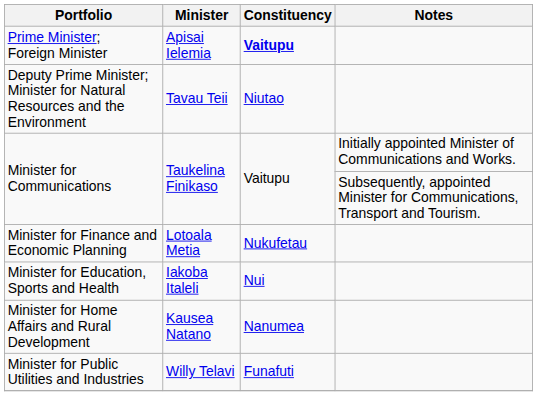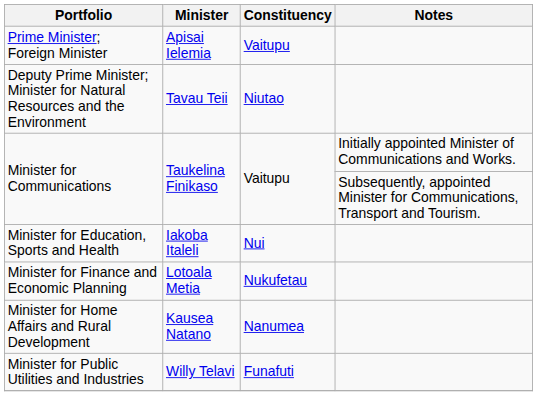(269, 45) bold -> (267, 45) normal
rows swapped: (77, 281) <-> (82, 243)
